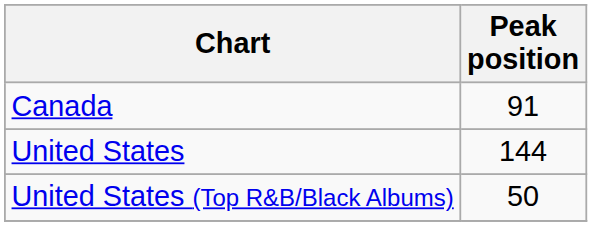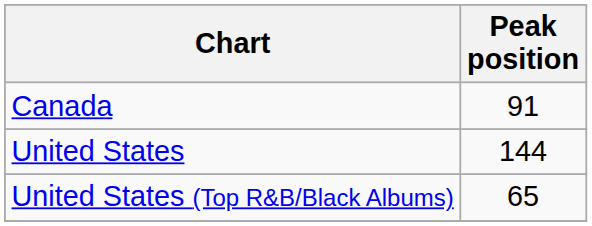(523, 196) 50 -> (523, 196) 65
